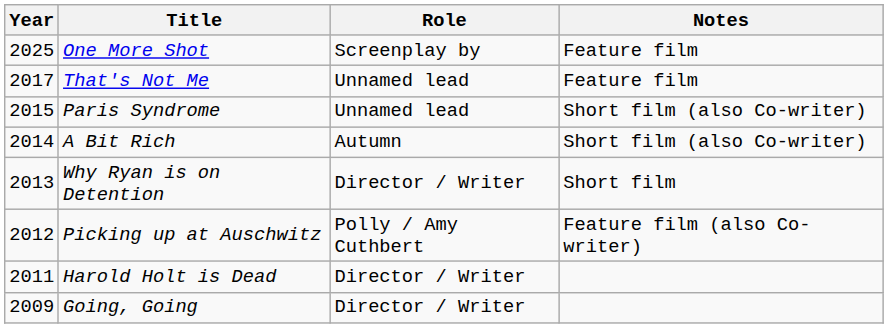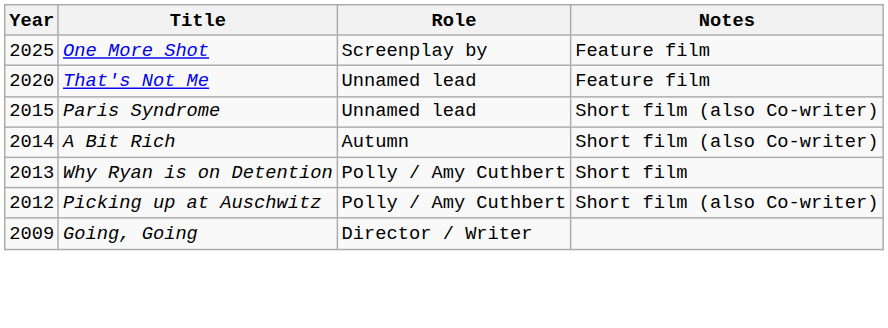(32, 81) 2017 -> (32, 81) 2020
(430, 183) Director / Writer -> (454, 173) Polly / Amy Cuthbert
(687, 235) Feature film (also Co-writer) -> (727, 203) Short film (also Co-writer)
- row: (170, 277)
